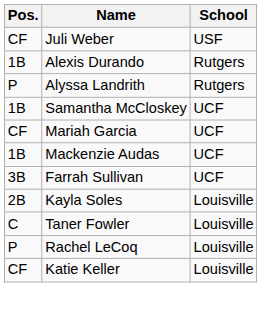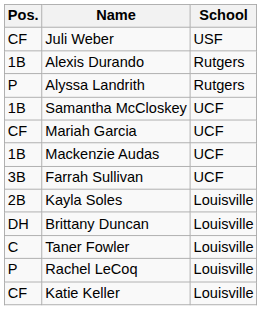+ row: (97, 223)
